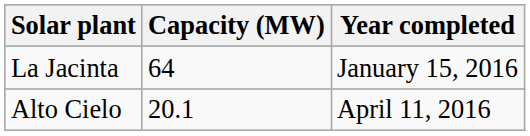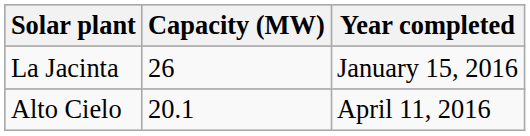(161, 67) 64 -> (161, 67) 26
